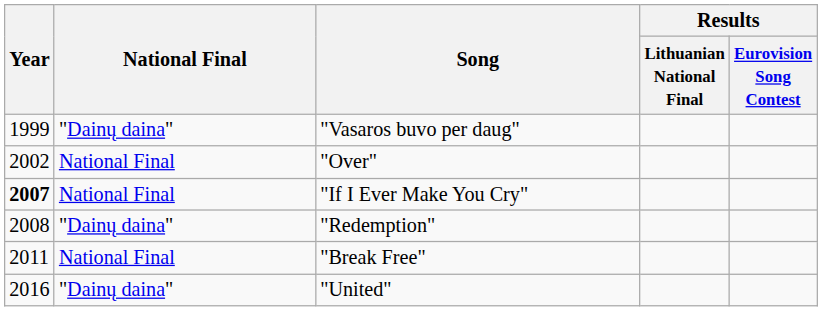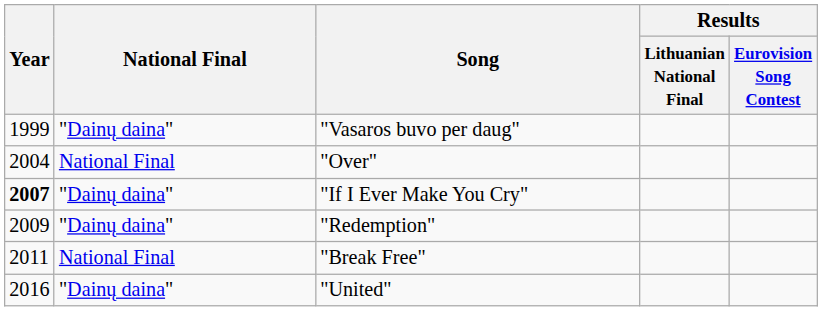(29, 161) 2002 -> (29, 161) 2004
(117, 193) National Final -> (116, 193) "Dainų daina"
(29, 225) 2008 -> (29, 225) 2009
